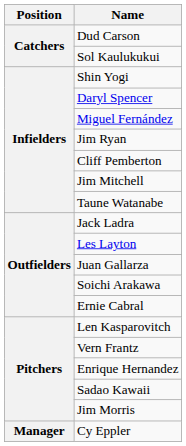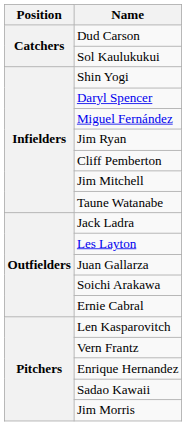- row: (104, 431)
